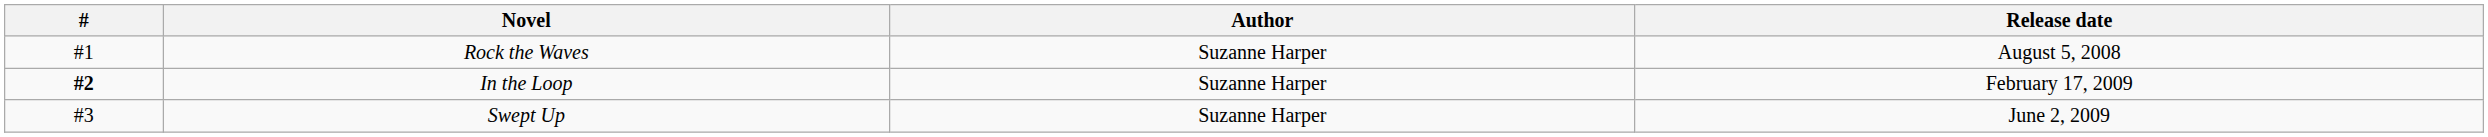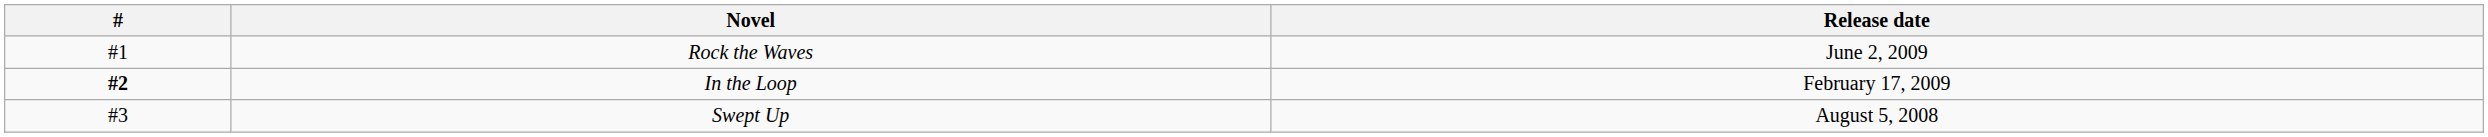- column: (1262, 20)
(2059, 52) August 5, 2008 -> (1877, 52) June 2, 2009
(2059, 115) June 2, 2009 -> (1877, 115) August 5, 2008
